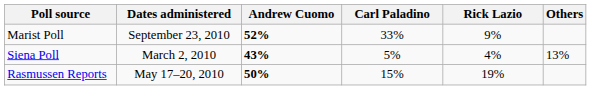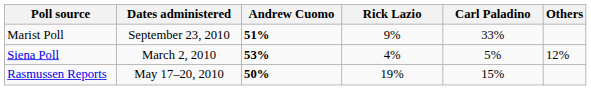columns swapped: (493, 14) <-> (392, 14)
(257, 34) 52% -> (257, 34) 51%
(257, 54) 43% -> (257, 54) 53%
(558, 54) 13% -> (558, 54) 12%
